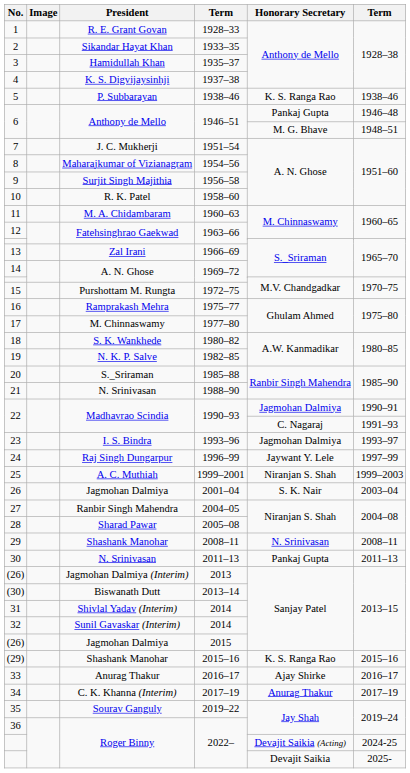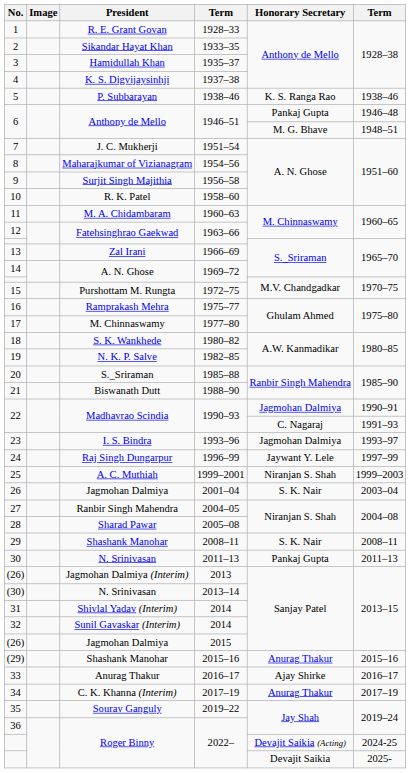(127, 391) N. Srinivasan -> (127, 391) Biswanath Dutt
(300, 541) N. Srinivasan -> (300, 541) S. K. Nair
(127, 592) Biswanath Dutt -> (127, 592) N. Srinivasan
(300, 659) K. S. Ranga Rao -> (300, 659) Anurag Thakur
